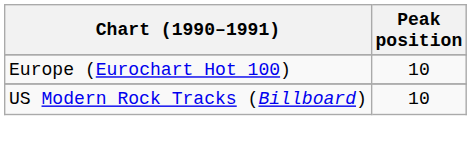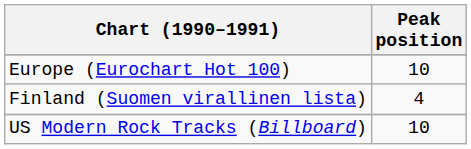+ row: (188, 99)
